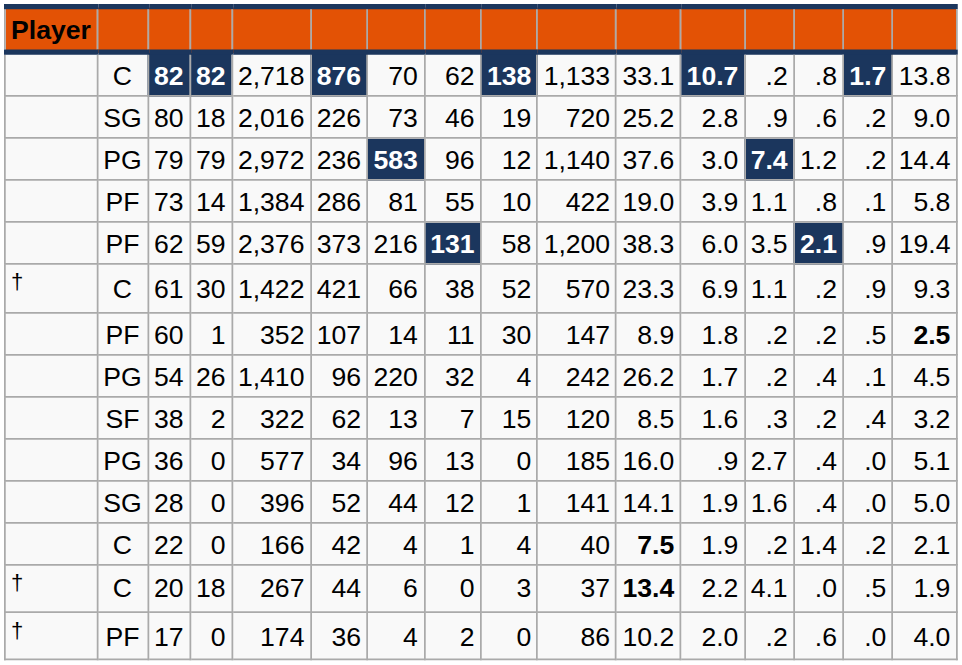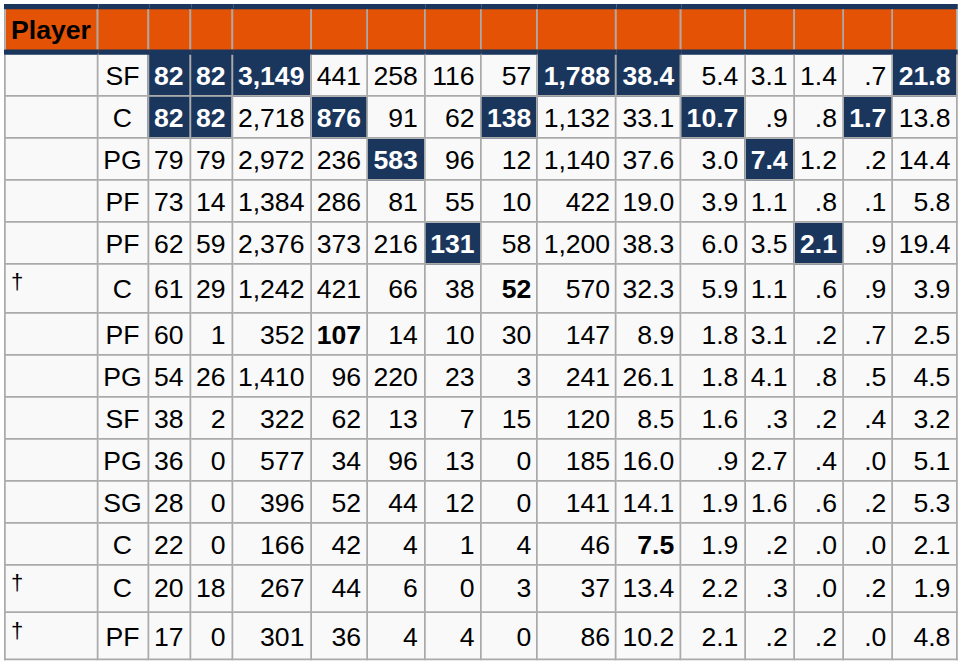+ row: (122, 75)
(403, 75) 70 -> (403, 117) 91
(577, 75) 1,133 -> (577, 117) 1,132
(777, 75) .2 -> (777, 117) .9
- row: (122, 117)
(211, 288) 30 -> (211, 288) 29
(271, 288) 1,422 -> (271, 288) 1,242
(516, 288) normal -> (516, 288) bold
(648, 288) 23.3 -> (648, 288) 32.3
(720, 288) 6.9 -> (720, 288) 5.9
(826, 288) .2 -> (826, 288) .6
(932, 288) 9.3 -> (932, 288) 3.9
(339, 333) normal -> (339, 333) bold
(461, 333) 11 -> (460, 333) 10
(777, 333) .2 -> (769, 333) 3.1
(875, 333) .5 -> (875, 333) .7
(932, 333) bold -> (932, 333) normal
(460, 375) 32 -> (460, 375) 23
(524, 375) 4 -> (524, 375) 3
(588, 375) 242 -> (588, 375) 241
(648, 375) 26.2 -> (648, 375) 26.1
(720, 375) 1.7 -> (720, 375) 1.8
(777, 375) .2 -> (769, 375) 4.1
(826, 375) .4 -> (826, 375) .8
(875, 375) .1 -> (875, 375) .5
(524, 502) 1 -> (524, 502) 0
(826, 502) .4 -> (826, 502) .6
(875, 502) .0 -> (875, 502) .2
(932, 502) 5.0 -> (932, 502) 5.3
(595, 544) 40 -> (595, 544) 46
(819, 544) 1.4 -> (826, 544) .0
(875, 544) .2 -> (875, 544) .0
(648, 589) bold -> (648, 589) normal
(769, 589) 4.1 -> (777, 589) .3
(875, 589) .5 -> (875, 589) .2
(282, 636) 174 -> (282, 636) 301
(467, 636) 2 -> (467, 636) 4
(720, 636) 2.0 -> (720, 636) 2.1
(826, 636) .6 -> (826, 636) .2
(932, 636) 4.0 -> (932, 636) 4.8
